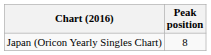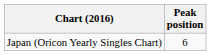(185, 42) 8 -> (185, 42) 6
